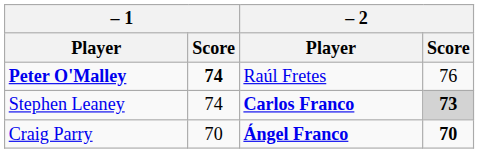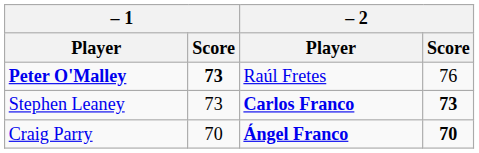(214, 76) 74 -> (214, 76) 73
(214, 104) 74 -> (214, 104) 73
(448, 104) lightgrey background -> (448, 104) no background
